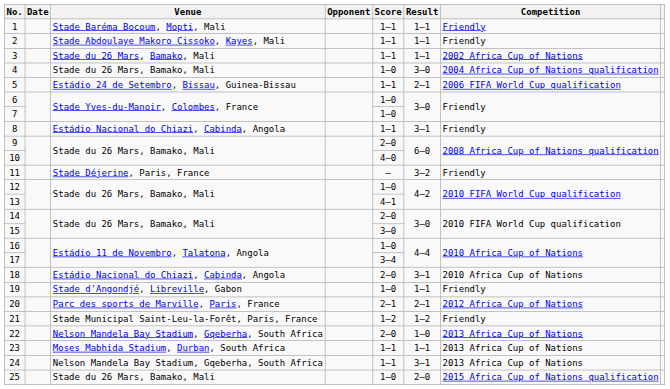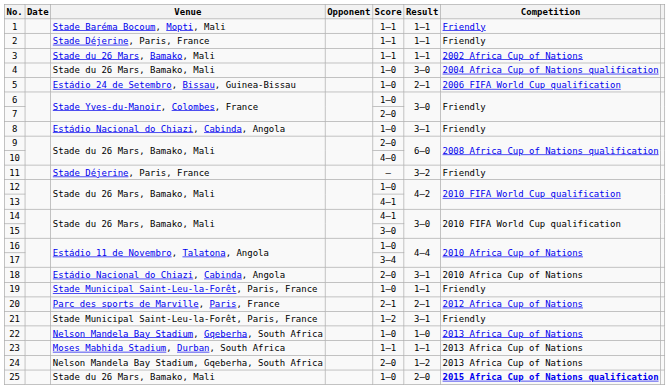(169, 41) Stade Abdoulaye Makoro Cissoko, Kayes, Mali -> (131, 41) Stade Déjerine, Paris, France
(388, 85) 1–1 -> (388, 85) 1–0
(388, 114) 1–0 -> (388, 114) 2–0
(388, 129) 1–1 -> (388, 129) 1–0
(388, 216) 2–0 -> (388, 216) 4–1
(147, 289) Stade d'Angondjé, Libreville, Gabon -> (185, 289) Stade Municipal Saint-Leu-la-Forêt, Paris, France
(422, 319) 1–2 -> (422, 319) 3–1
(388, 333) 2–0 -> (388, 333) 1–0
(388, 363) 1–1 -> (388, 363) 2–0
(422, 363) 3–1 -> (422, 363) 1–2
(551, 377) normal -> (551, 377) bold
